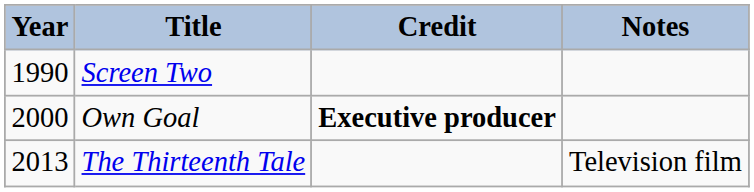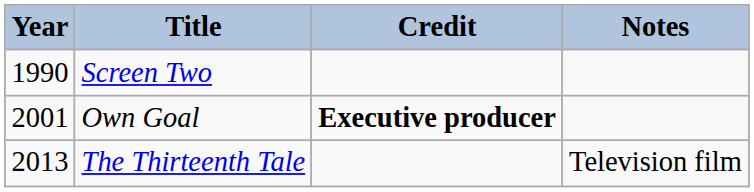(40, 117) 2000 -> (40, 117) 2001
